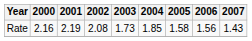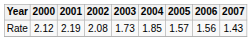(44, 28) 2.16 -> (44, 28) 2.12
(179, 28) 1.58 -> (179, 28) 1.57
